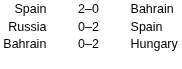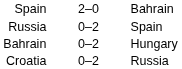+ row: (26, 61)
